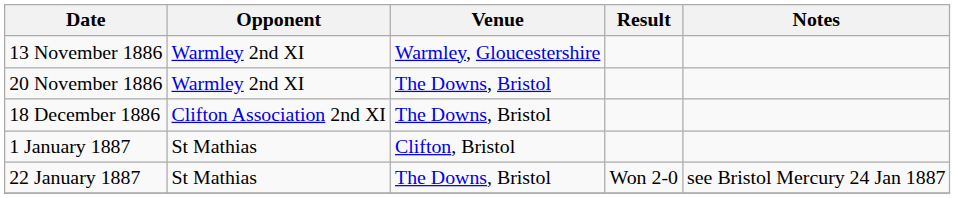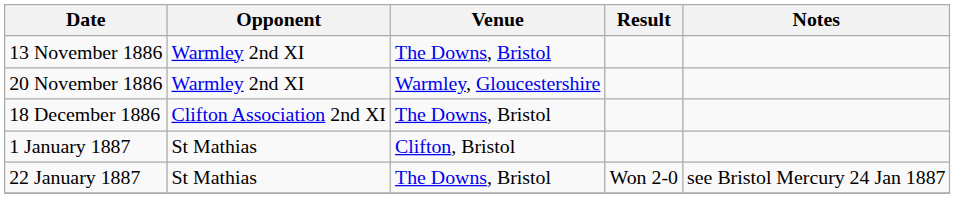(498, 51) Warmley, Gloucestershire -> (473, 51) The Downs, Bristol
(473, 83) The Downs, Bristol -> (498, 83) Warmley, Gloucestershire
